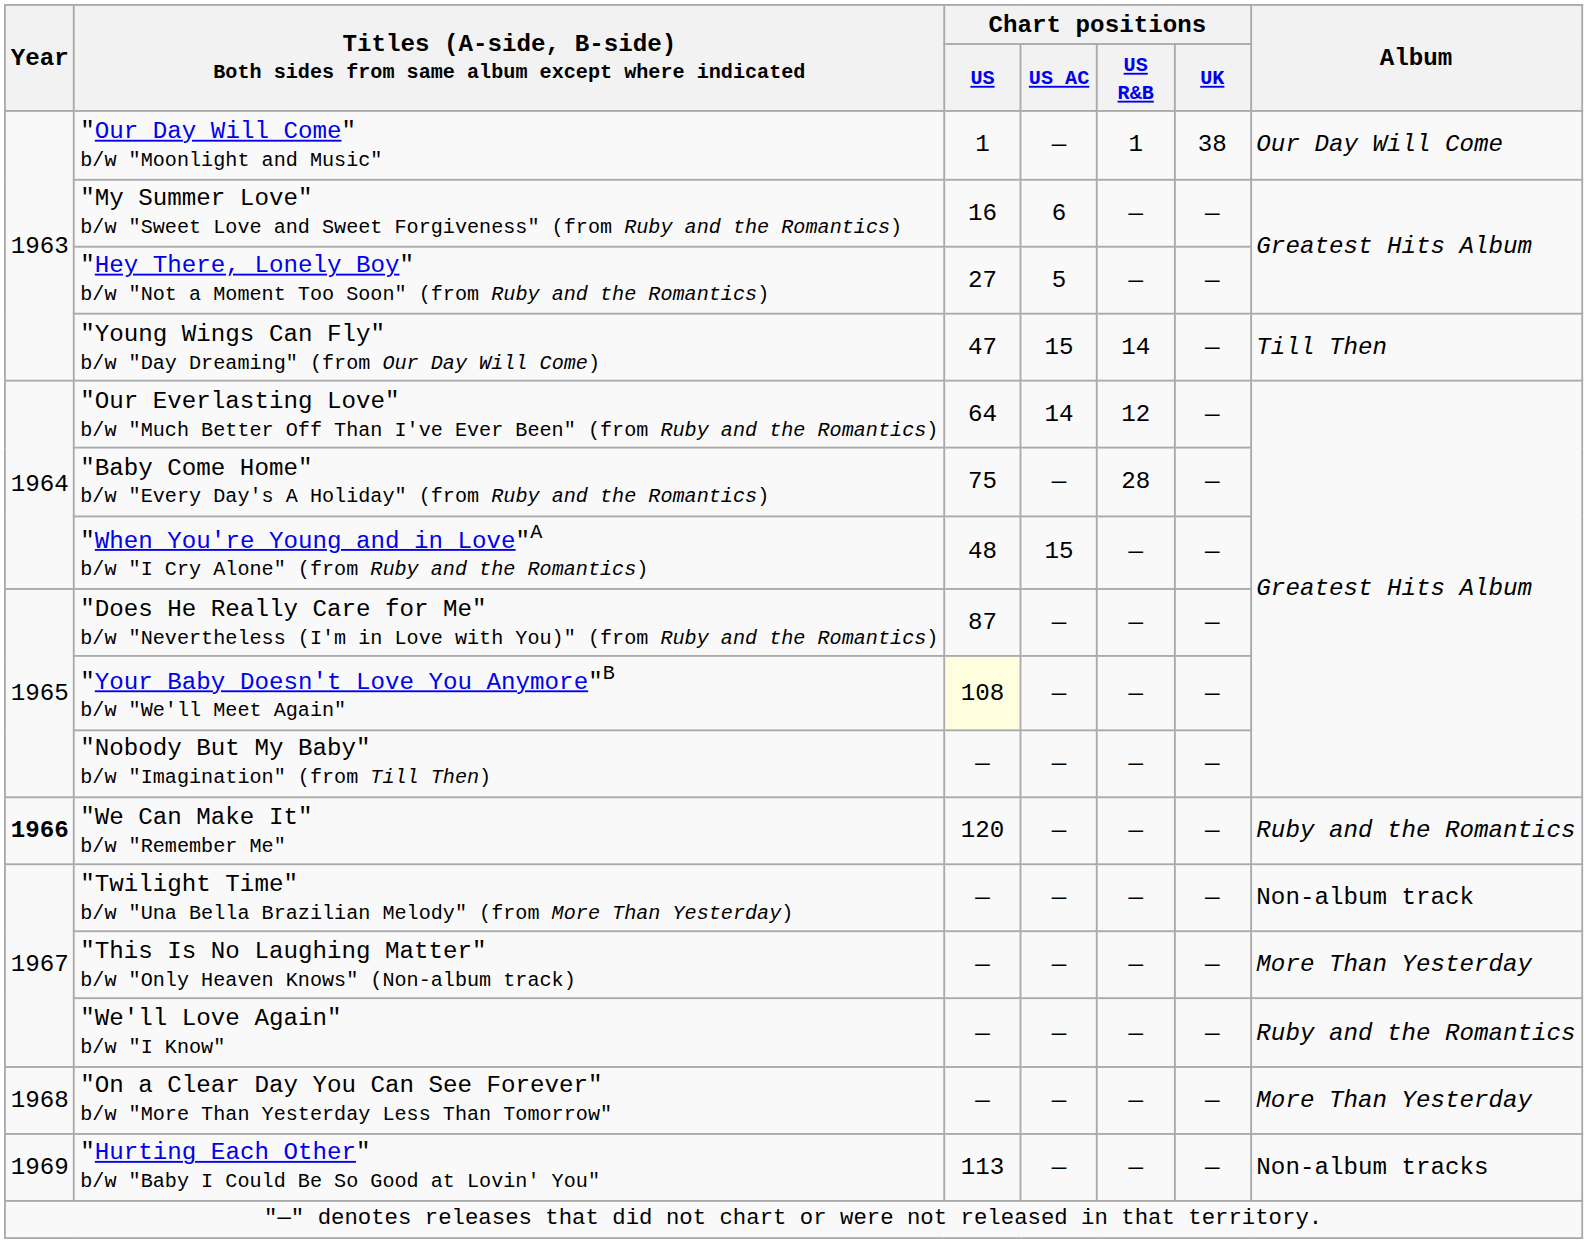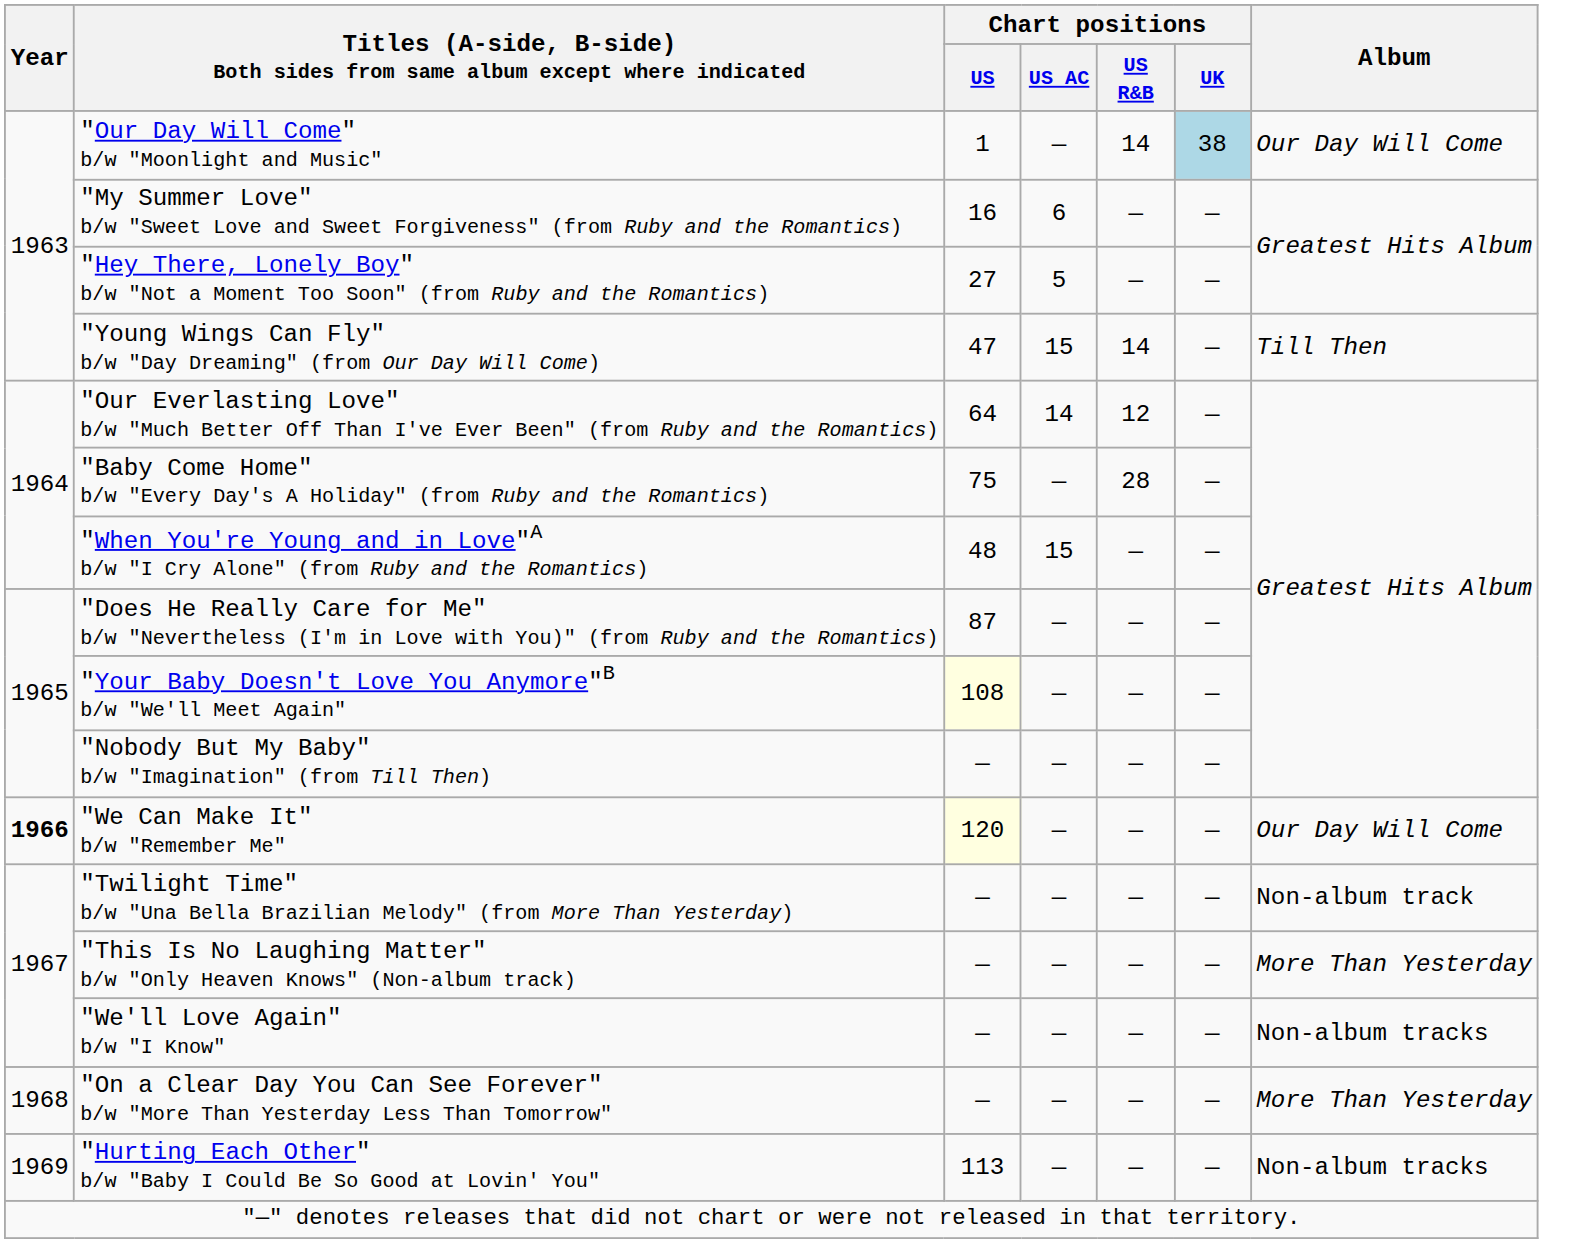(1136, 145) 1 -> (1136, 145) 14
(1212, 145) no background -> (1212, 145) lightblue background
(982, 831) no background -> (982, 831) lightyellow background
(1416, 831) Ruby and the Romantics -> (1380, 831) Our Day Will Come
(1416, 1033) Ruby and the Romantics -> (1372, 1033) Non-album tracks
